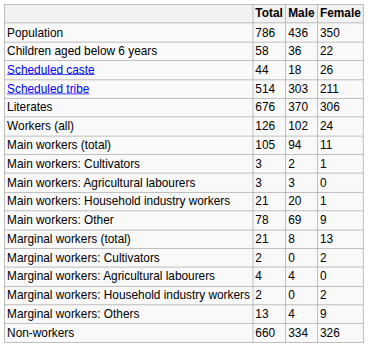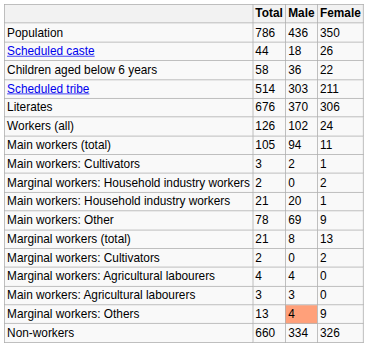rows swapped: (82, 51) <-> (51, 70)
rows swapped: (101, 182) <-> (129, 295)
(292, 314) no background -> (292, 314) lightsalmon background
